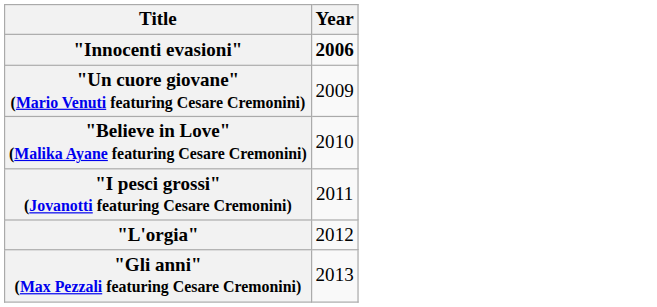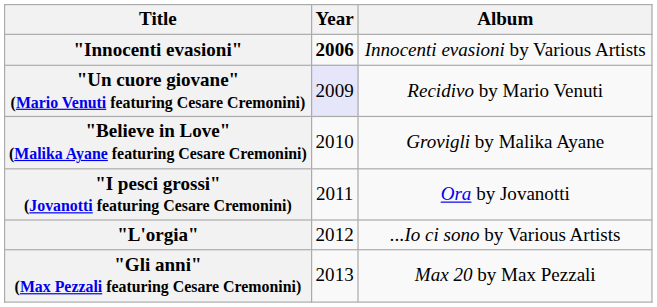+ column: (505, 19)
(335, 90) no background -> (335, 90) lavender background
